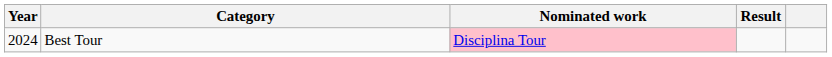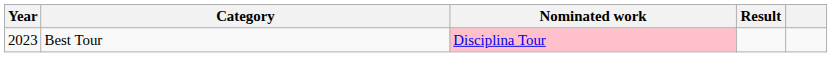(23, 39) 2024 -> (23, 39) 2023
